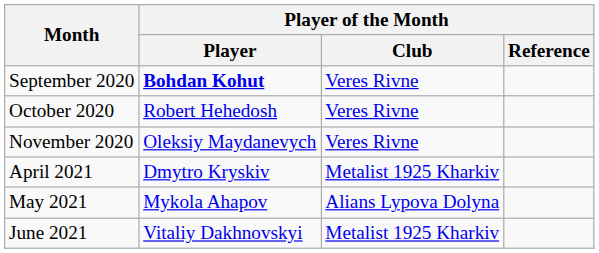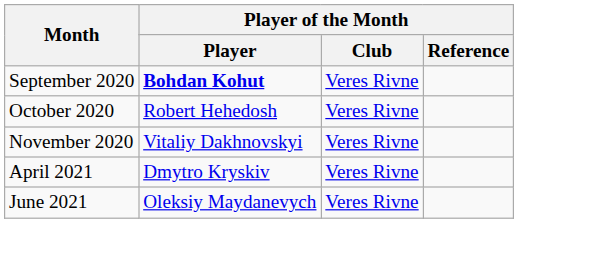(230, 141) Oleksiy Maydanevych -> (223, 141) Vitaliy Dakhnovskyi
(412, 171) Metalist 1925 Kharkiv -> (372, 171) Veres Rivne
- row: (48, 202)
(223, 232) Vitaliy Dakhnovskyi -> (230, 202) Oleksiy Maydanevych
(412, 232) Metalist 1925 Kharkiv -> (372, 202) Veres Rivne
